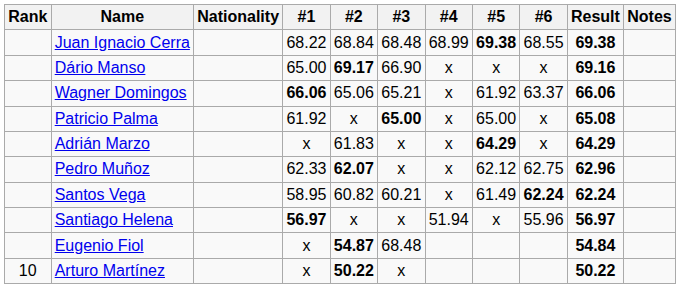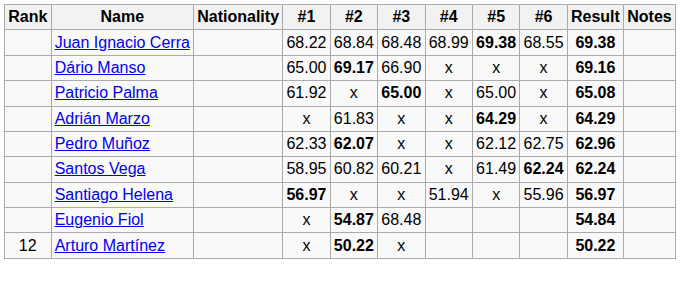- row: (121, 93)
(28, 270) 10 -> (28, 245) 12
